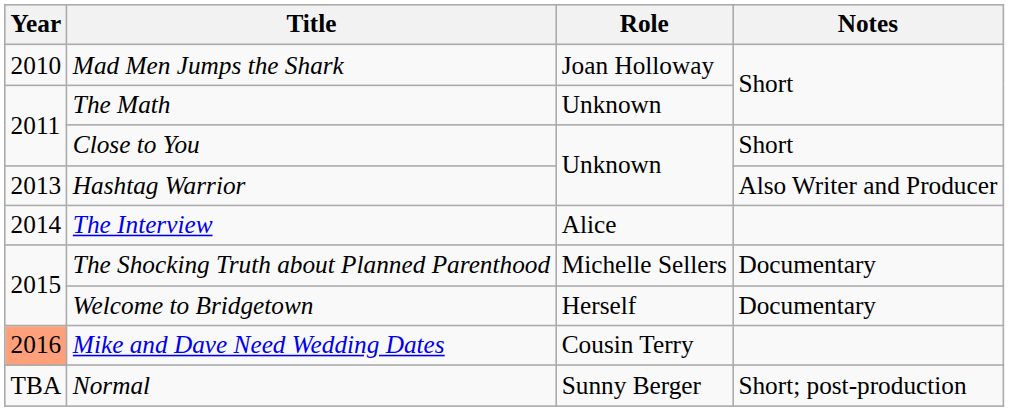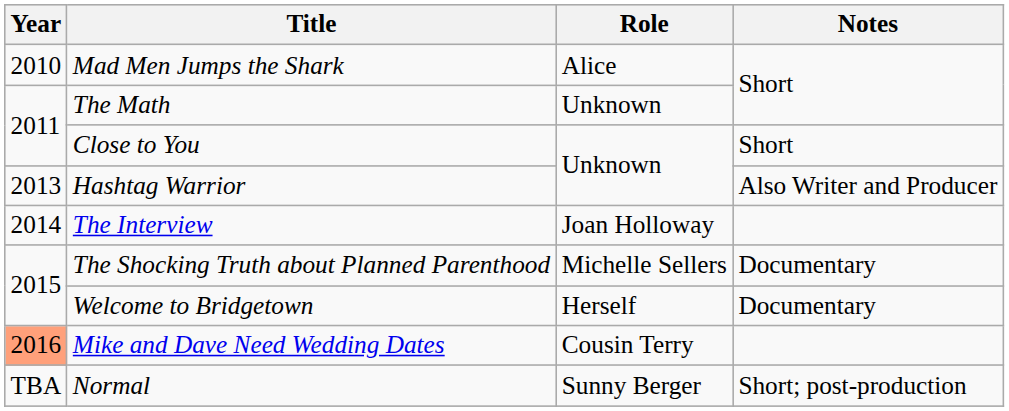(638, 64) Joan Holloway -> (589, 64) Alice
(589, 225) Alice -> (638, 225) Joan Holloway
